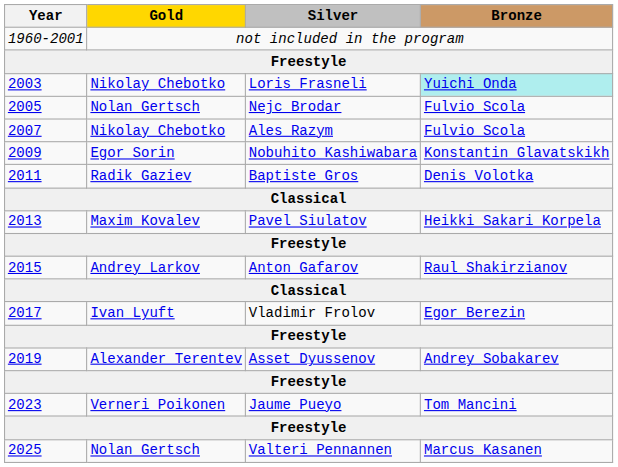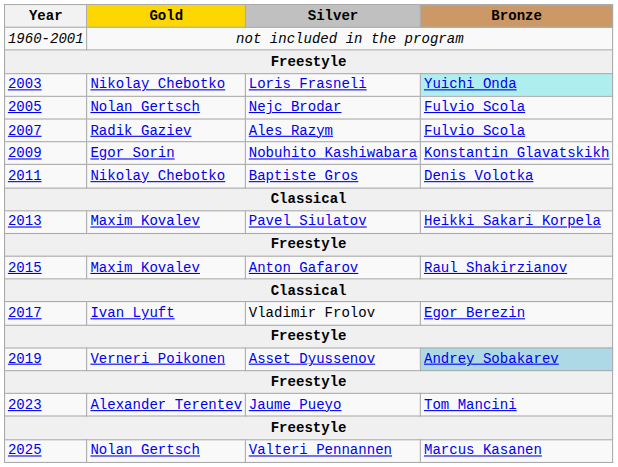(158, 130) Nikolay Chebotko -> (141, 130) Radik Gaziev
(141, 176) Radik Gaziev -> (158, 176) Nikolay Chebotko
(145, 268) Andrey Larkov -> (145, 268) Maxim Kovalev
(166, 359) Alexander Terentev -> (158, 359) Verneri Poikonen
(491, 359) no background -> (491, 359) lightblue background
(158, 405) Verneri Poikonen -> (166, 405) Alexander Terentev
